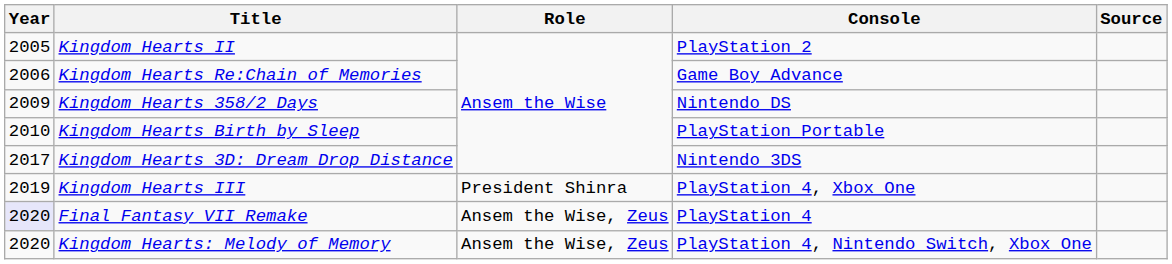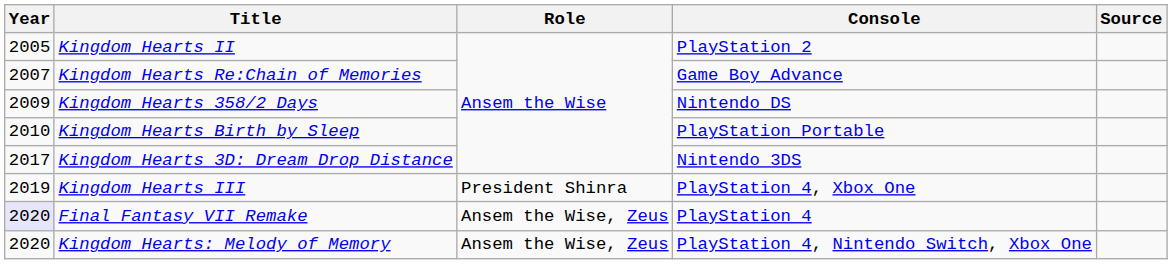(30, 75) 2006 -> (30, 75) 2007
